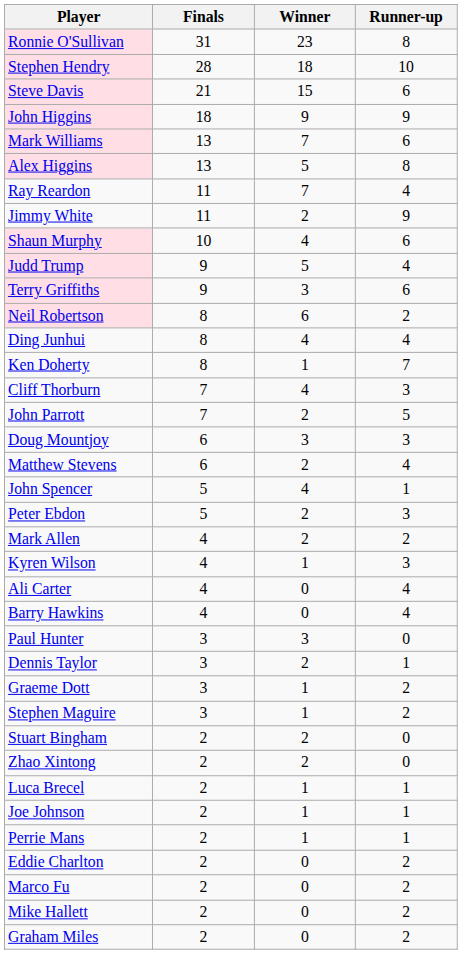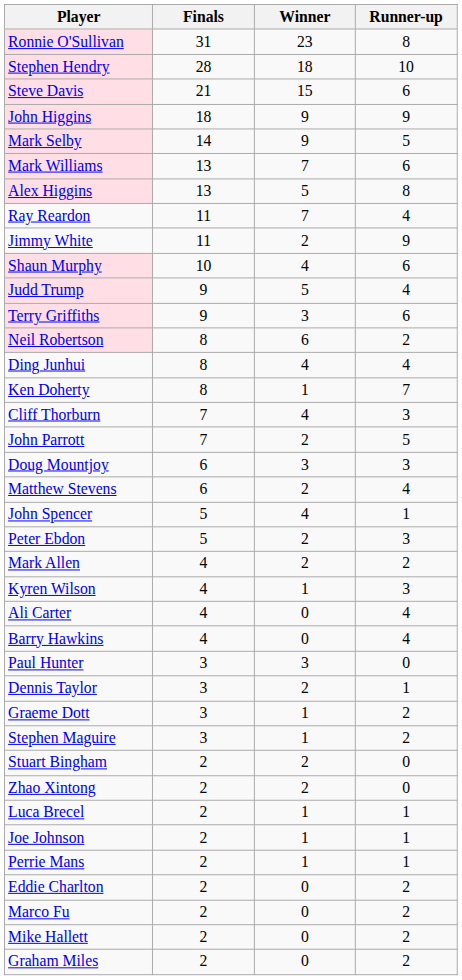+ row: (45, 141)
